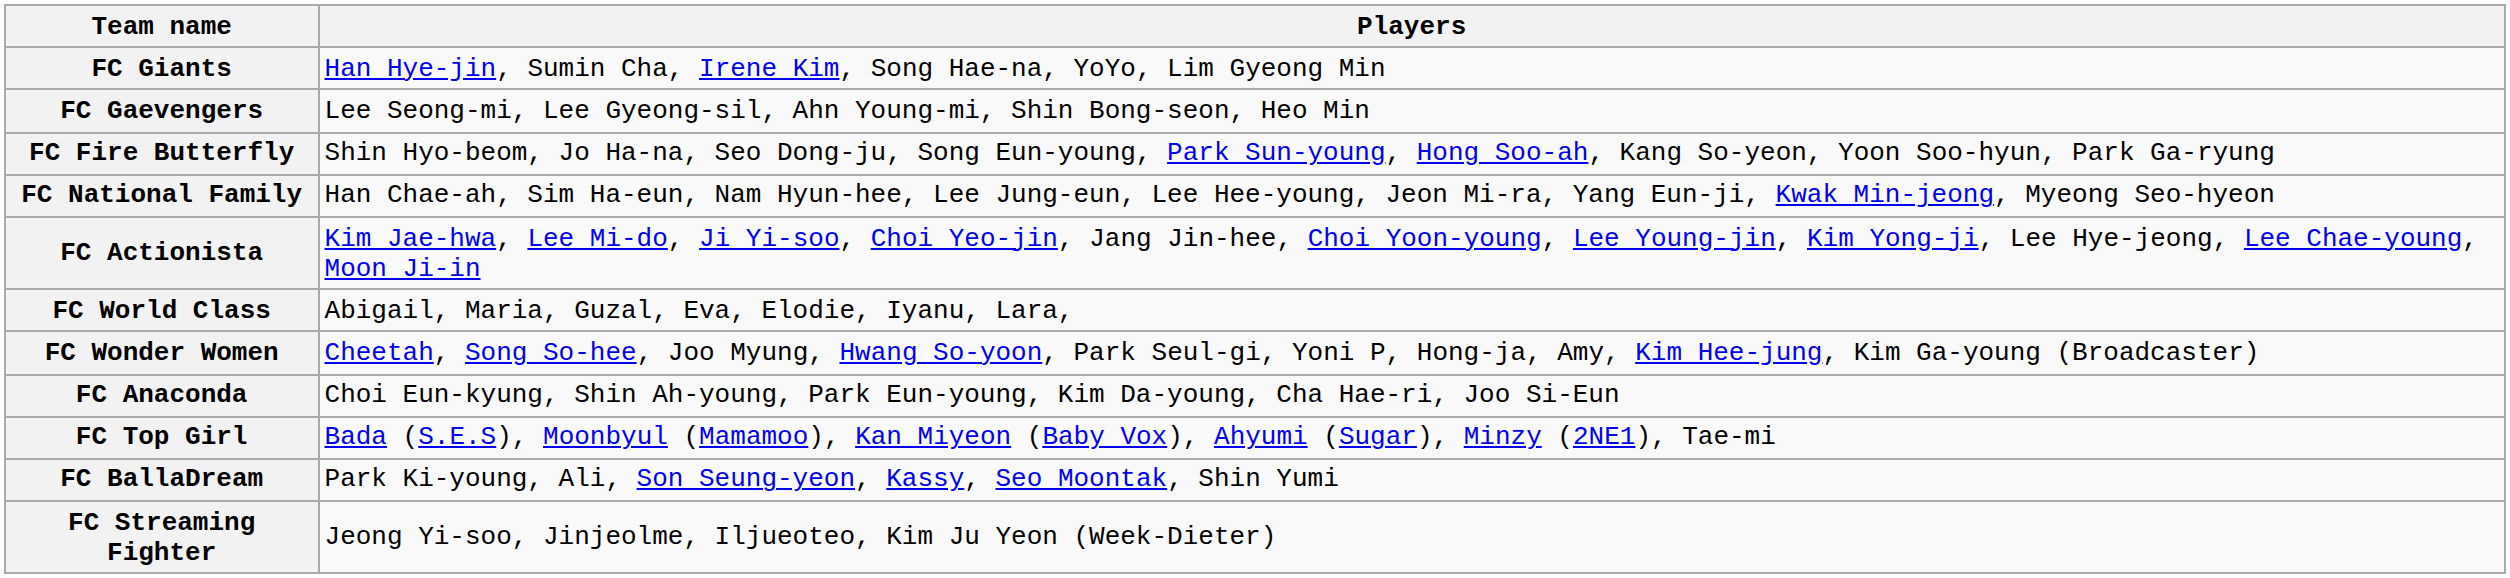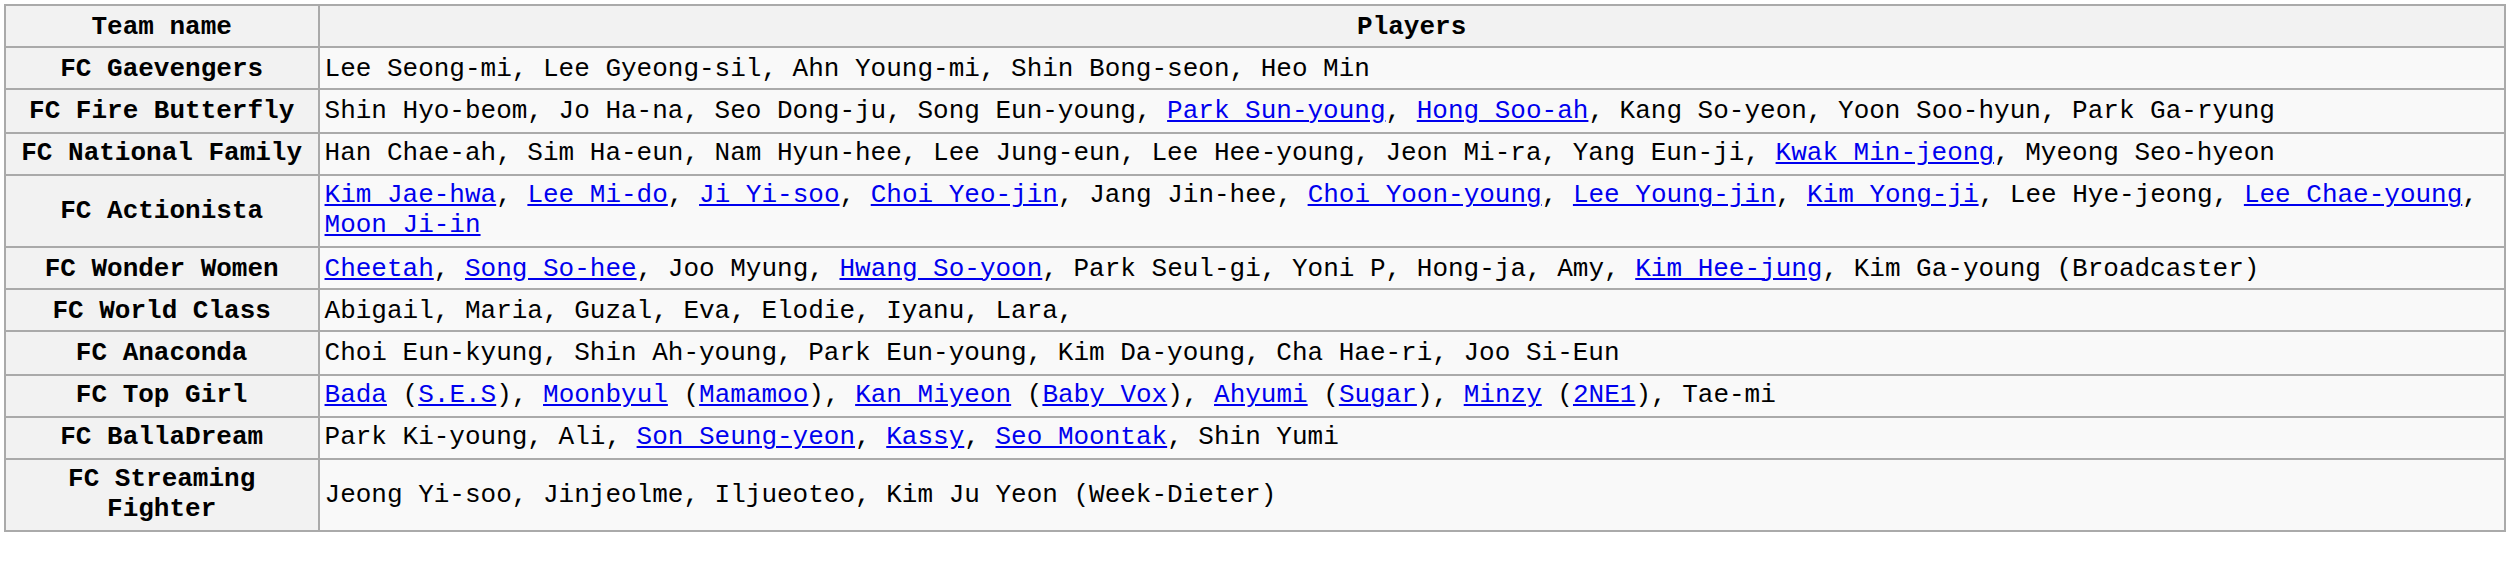- row: (162, 69)
rows swapped: (162, 310) <-> (162, 353)
